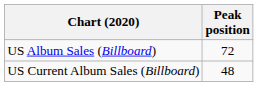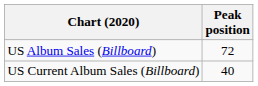(228, 71) 48 -> (228, 71) 40
